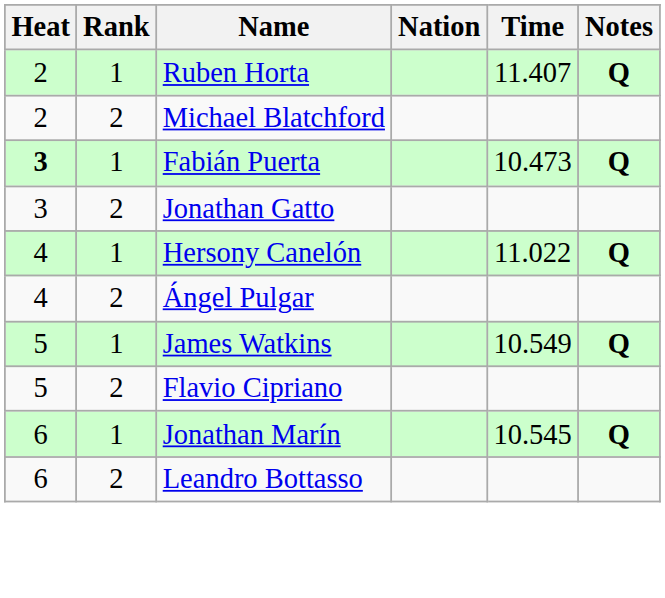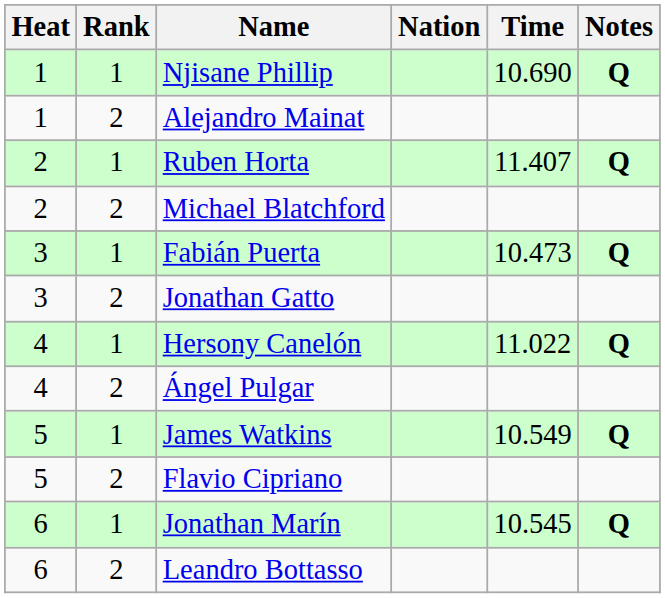+ row: (248, 72)
+ row: (264, 117)
(41, 162) bold -> (41, 252) normal
